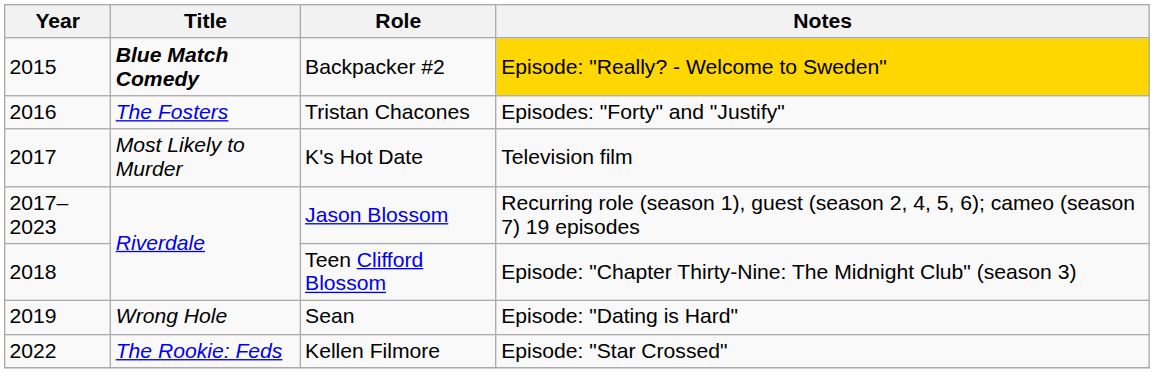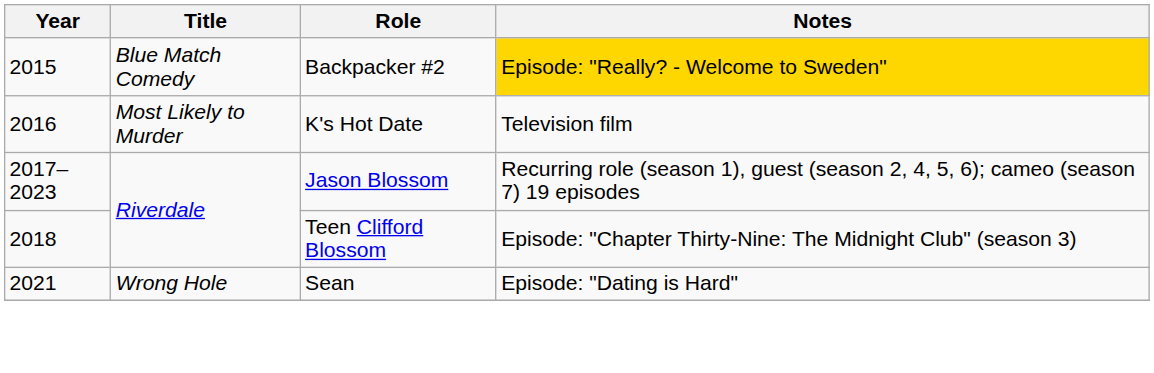(172, 66) bold -> (169, 66) normal
- row: (387, 111)
(33, 157) 2017 -> (33, 123) 2016
(33, 317) 2019 -> (33, 283) 2021
- row: (373, 350)
